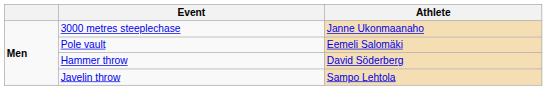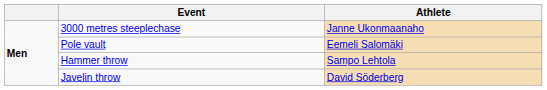(365, 61) David Söderberg -> (361, 61) Sampo Lehtola
(361, 77) Sampo Lehtola -> (365, 77) David Söderberg
